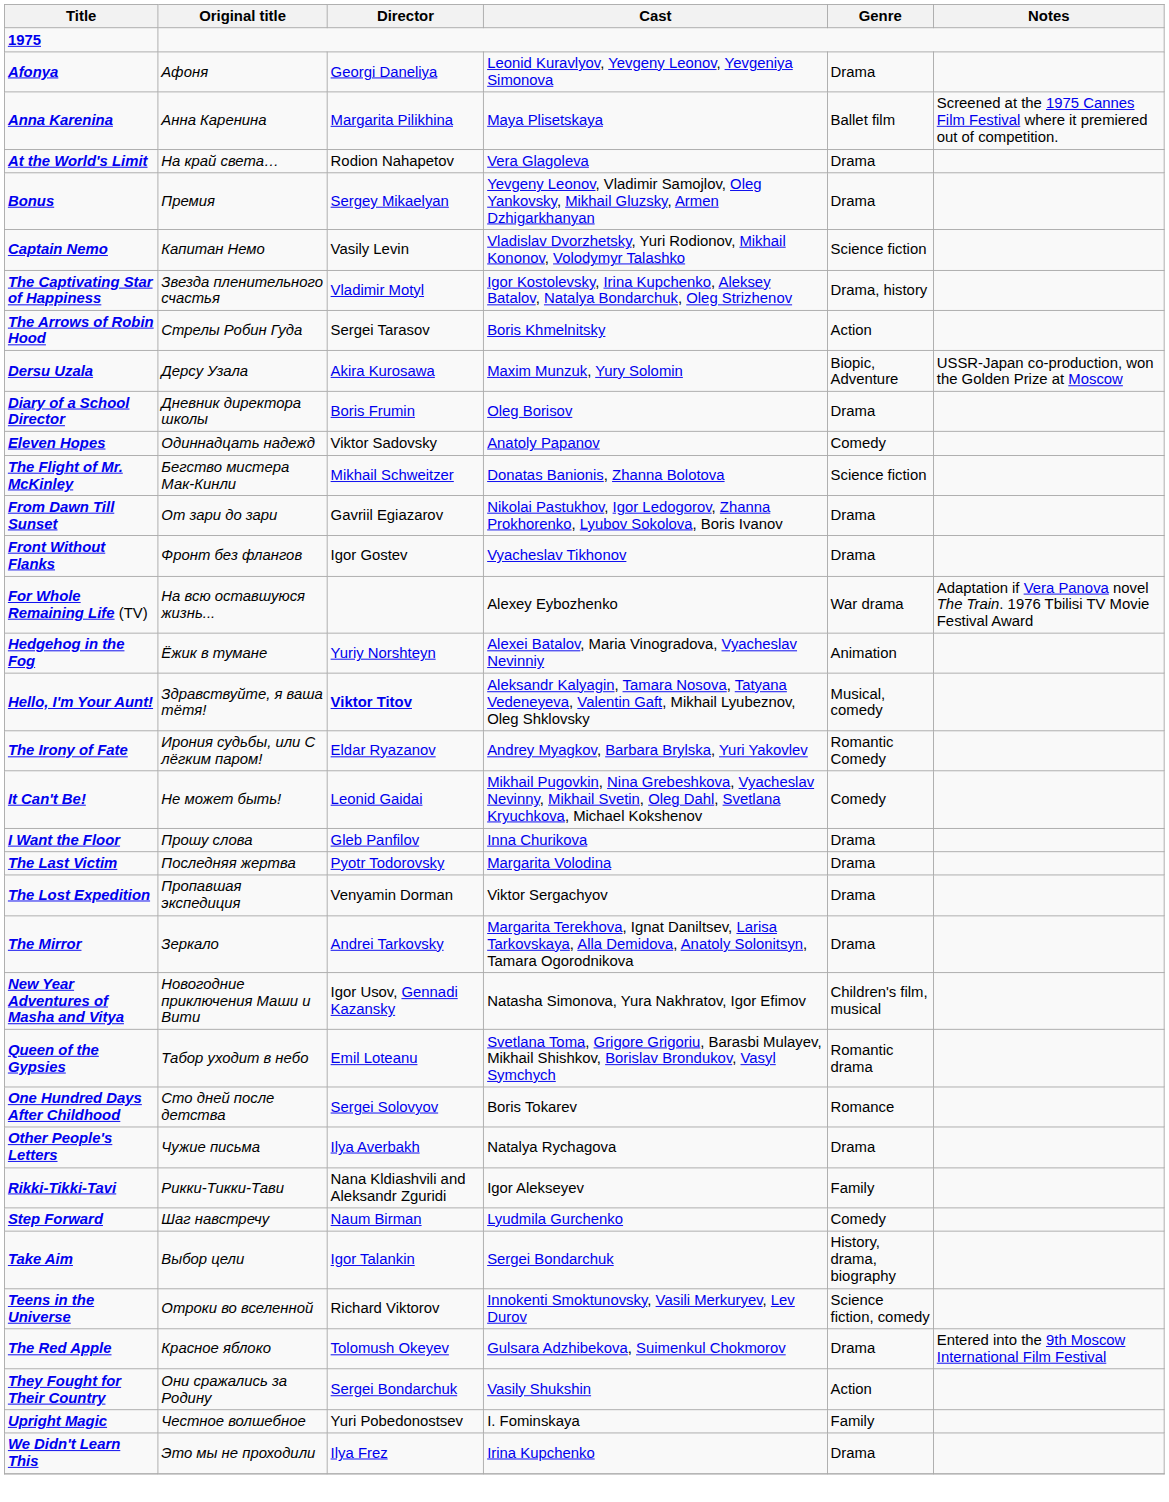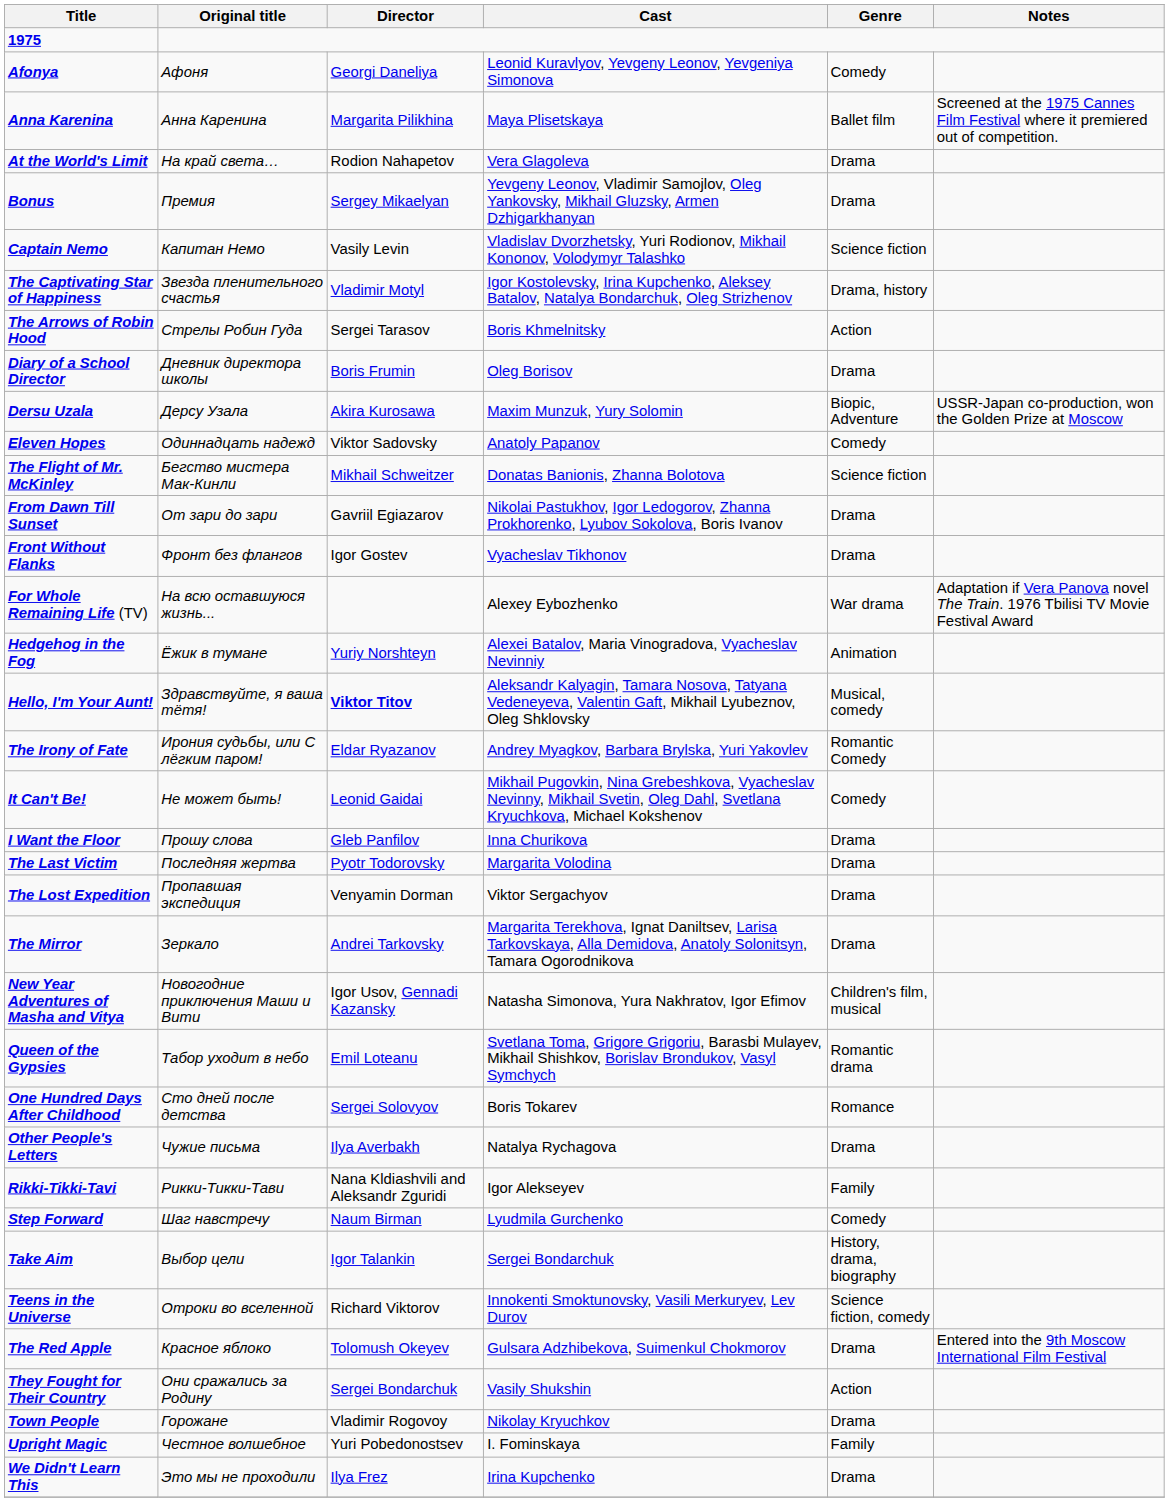(853, 71) Drama -> (858, 71) Comedy
rows swapped: (50, 370) <-> (69, 411)
+ row: (54, 1421)
